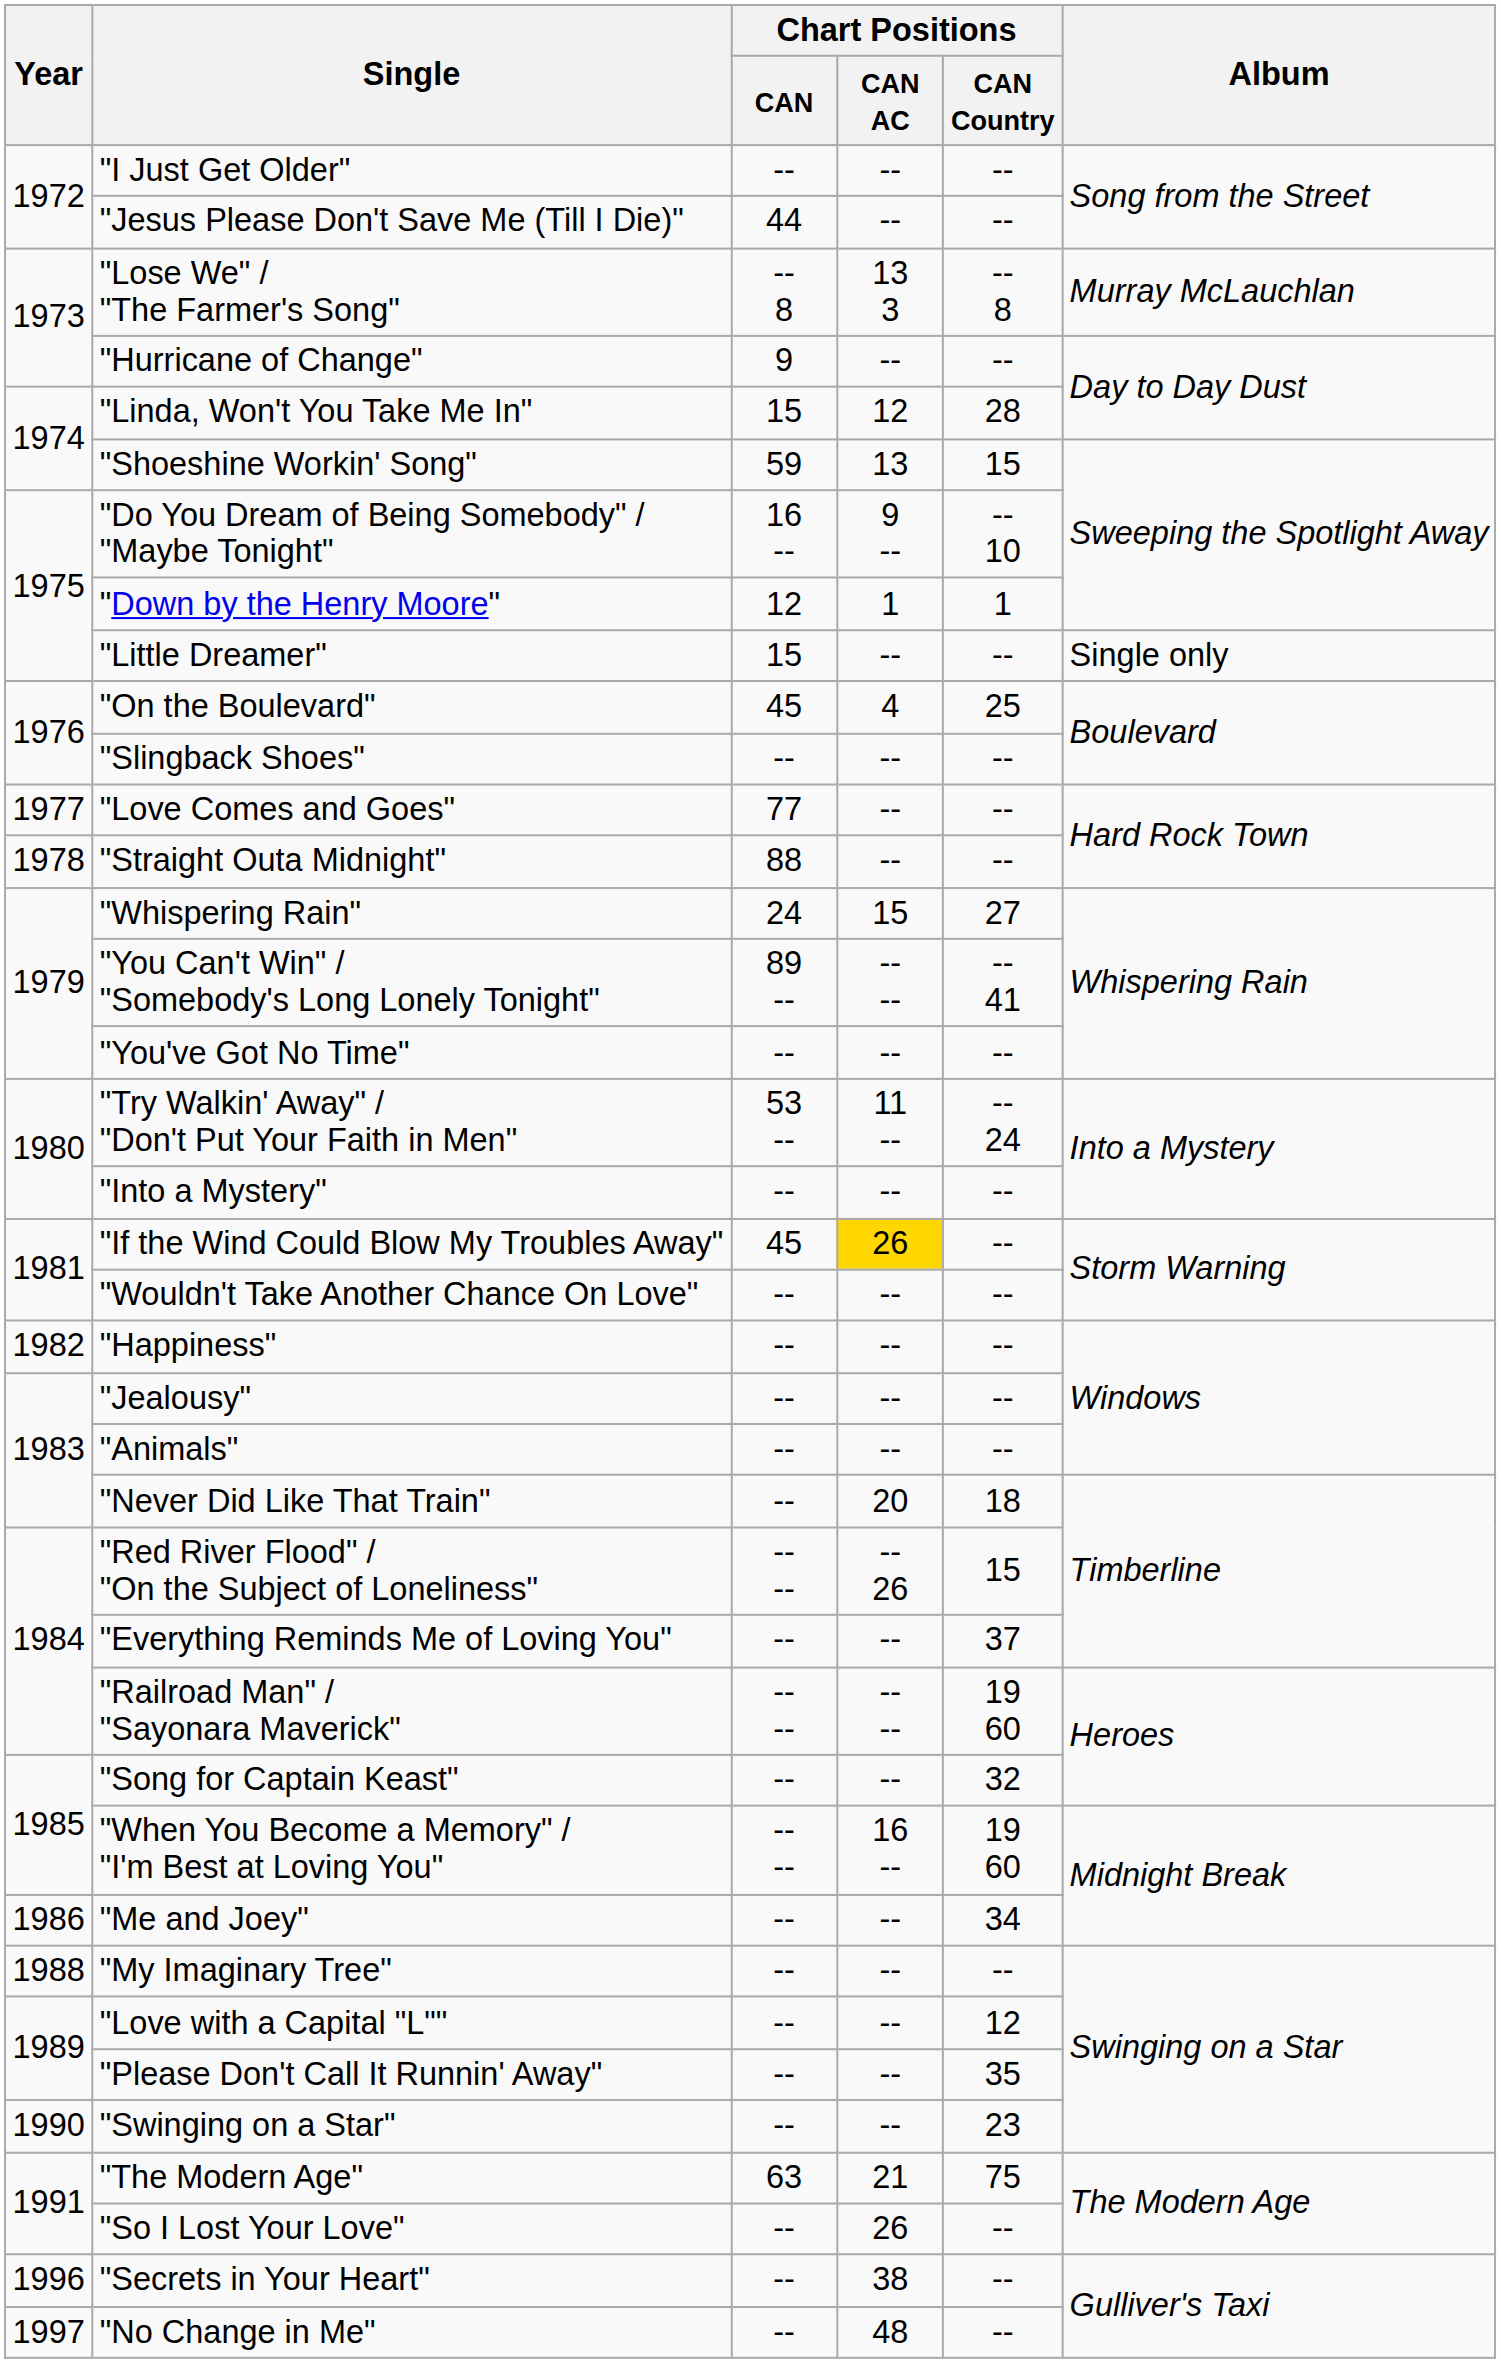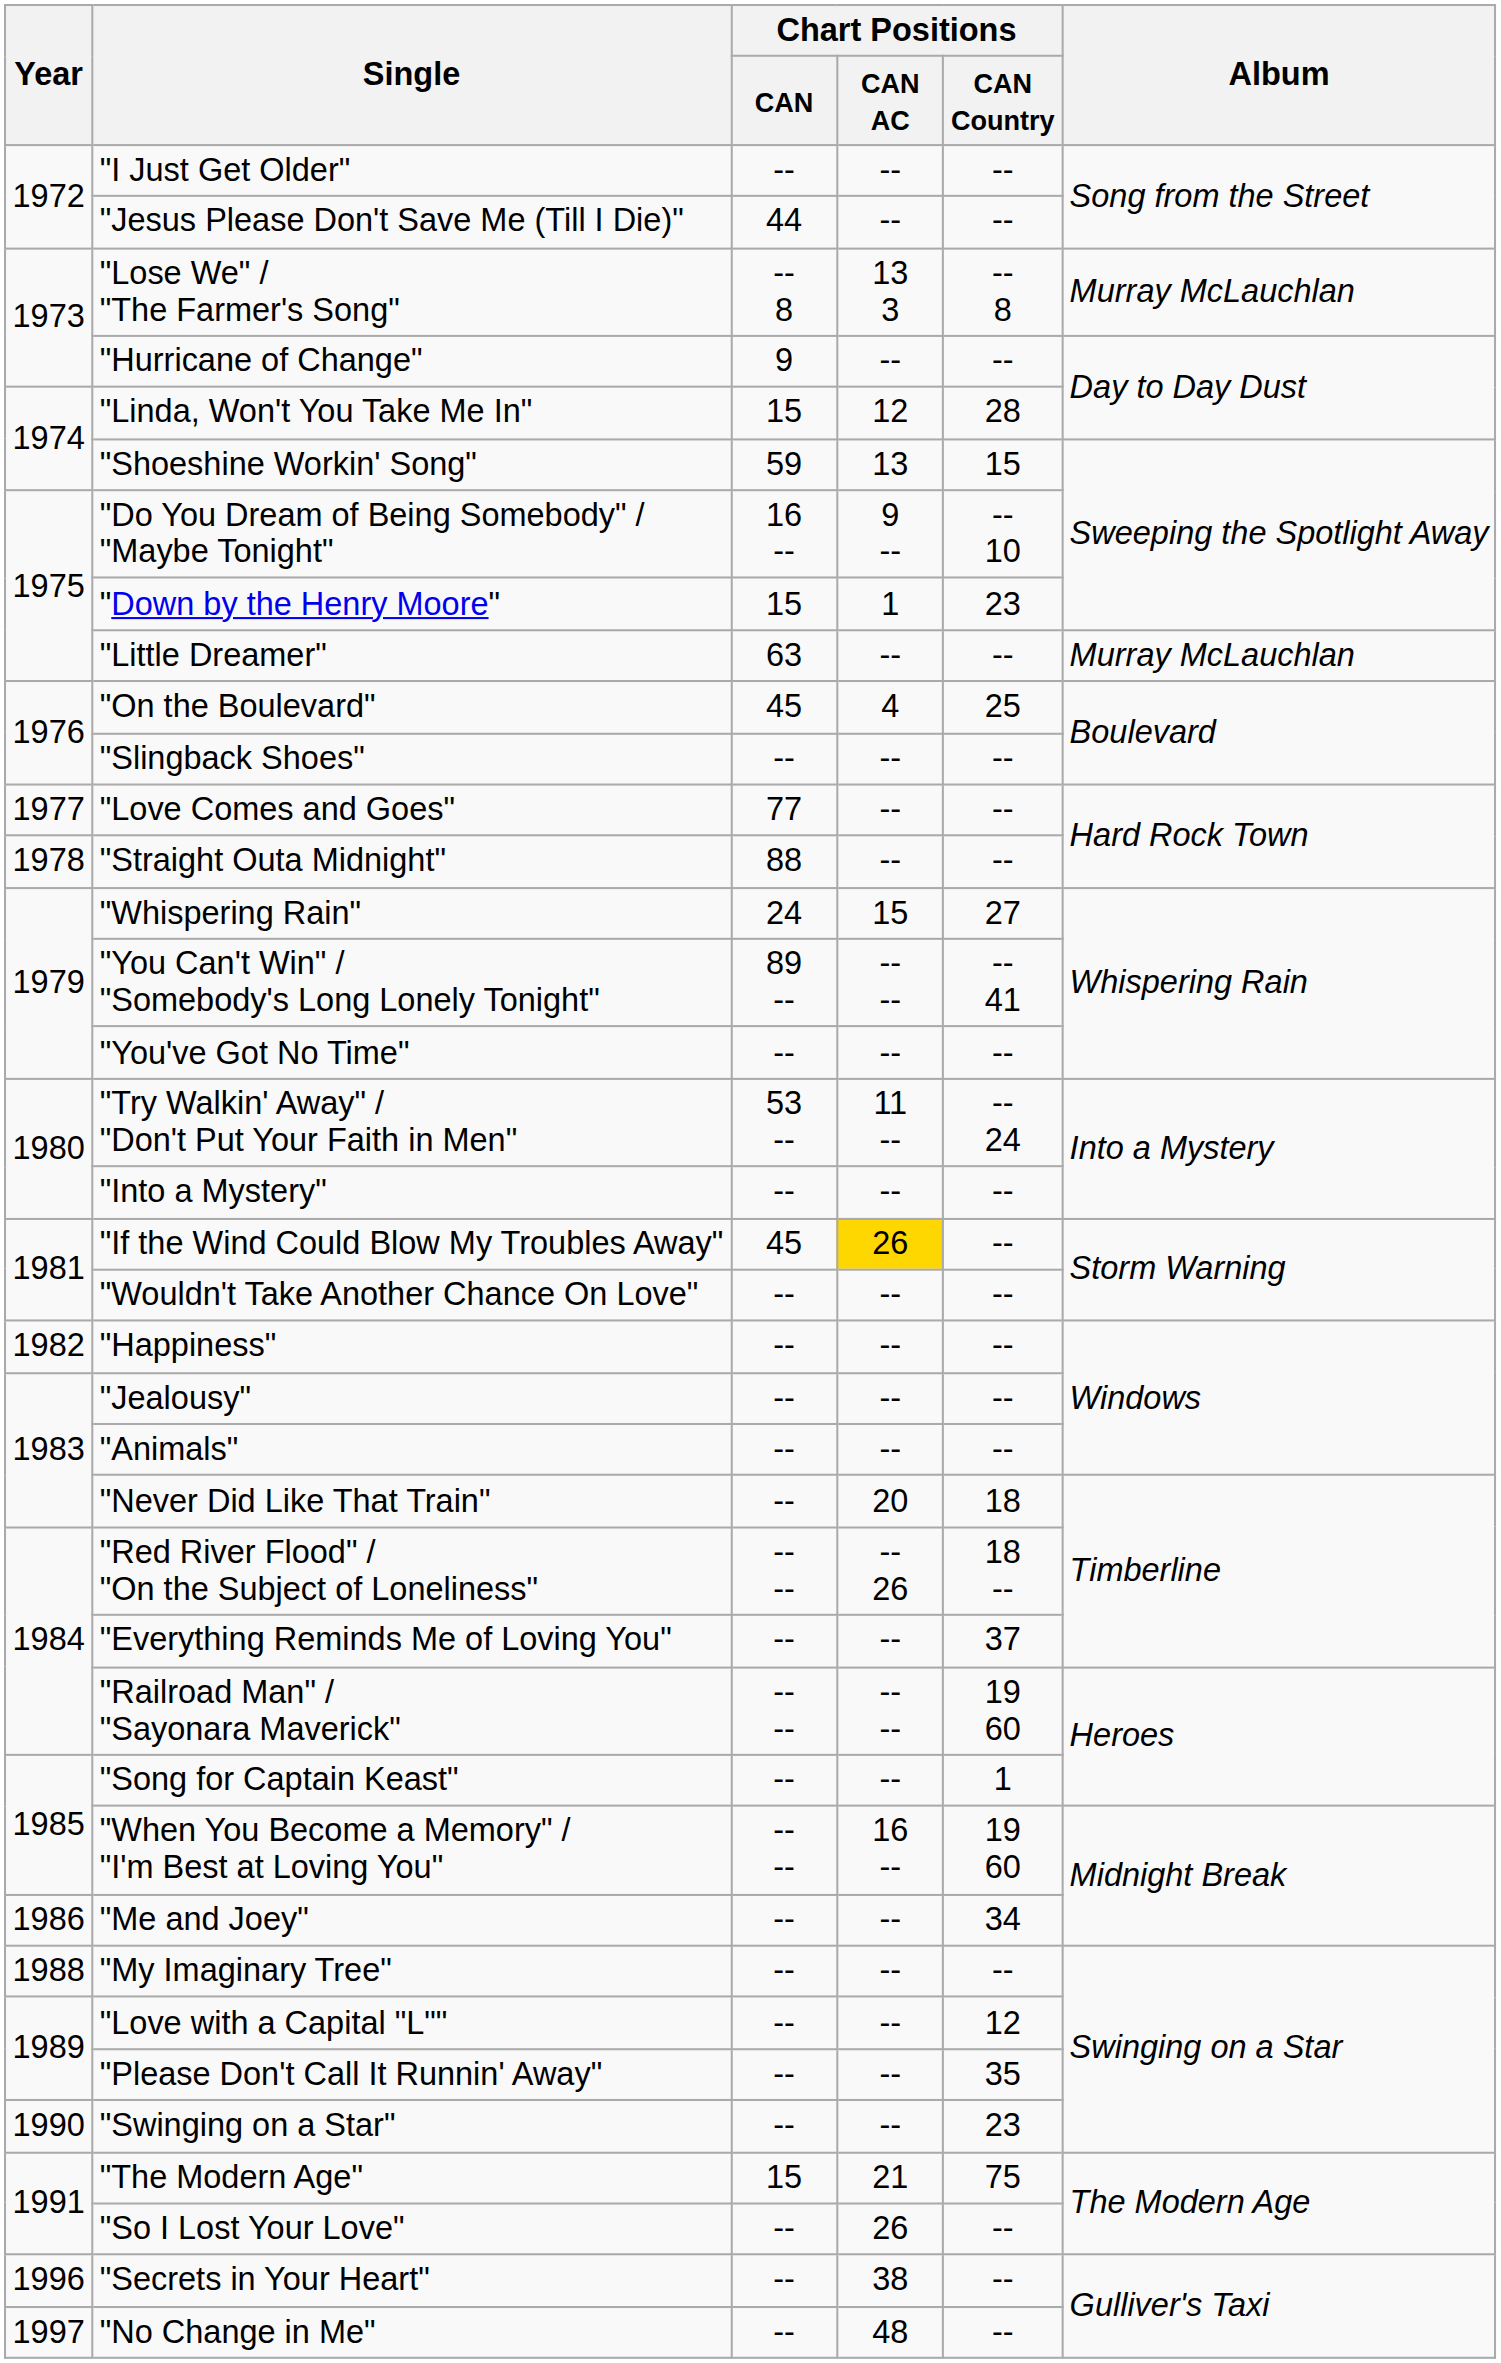(784, 603) 12 -> (784, 603) 15
(1003, 603) 1 -> (1003, 603) 23
(784, 654) 15 -> (784, 654) 63
(1149, 654) Single only -> (1212, 654) Murray McLauchlan
(1003, 1570) 15 -> (1003, 1570) 18 --
(1003, 1779) 32 -> (1003, 1779) 1
(784, 2176) 63 -> (784, 2176) 15
